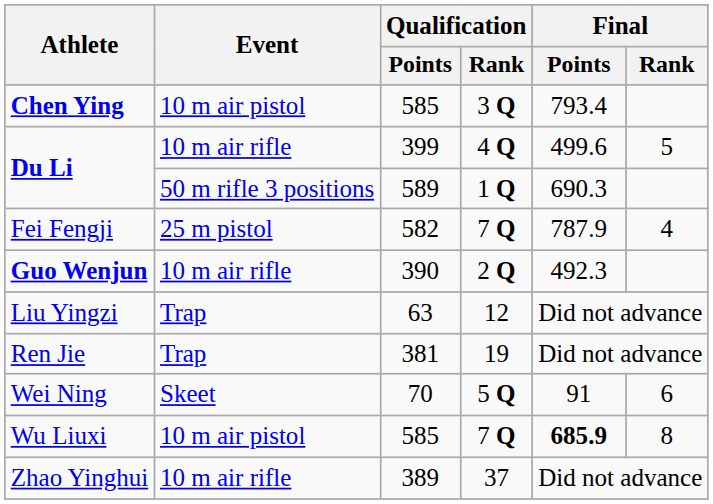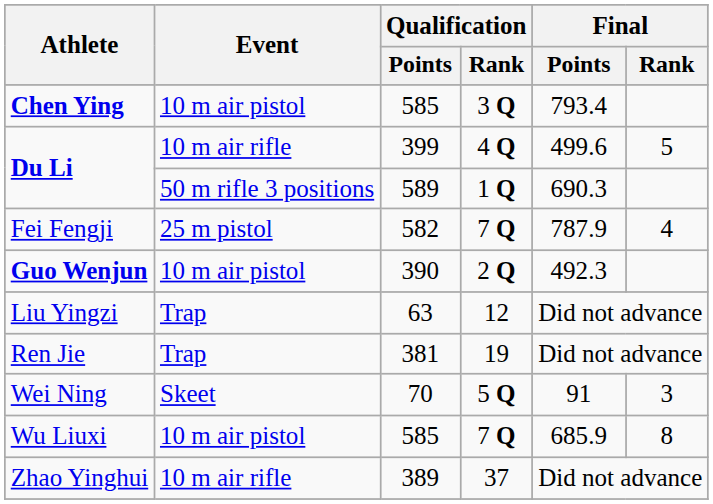(226, 271) 10 m air rifle -> (233, 271) 10 m air pistol
(667, 395) 6 -> (667, 395) 3
(579, 436) bold -> (579, 436) normal
